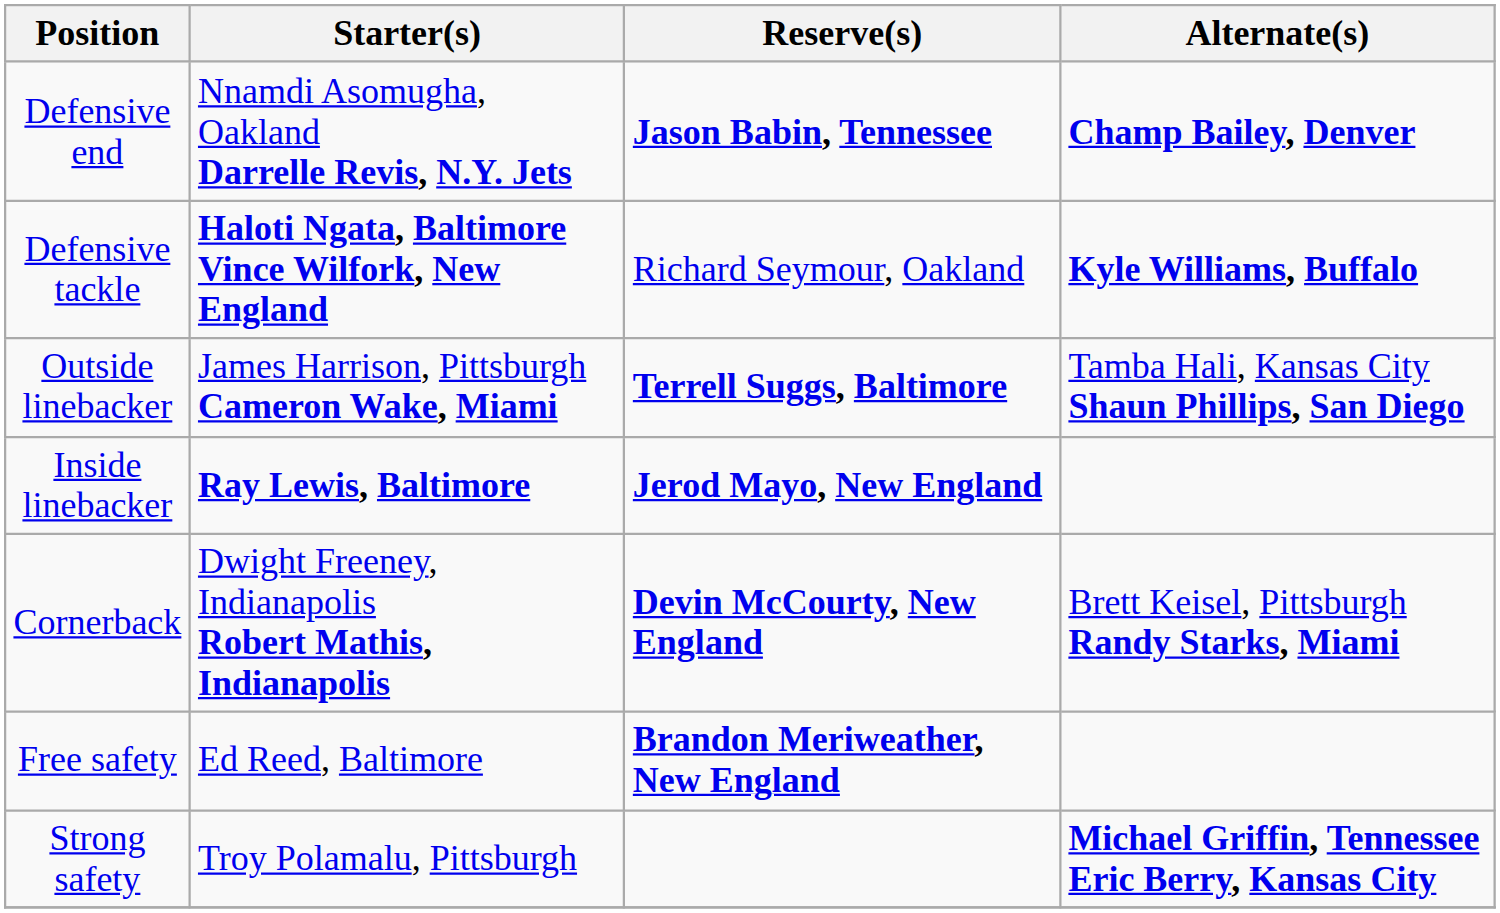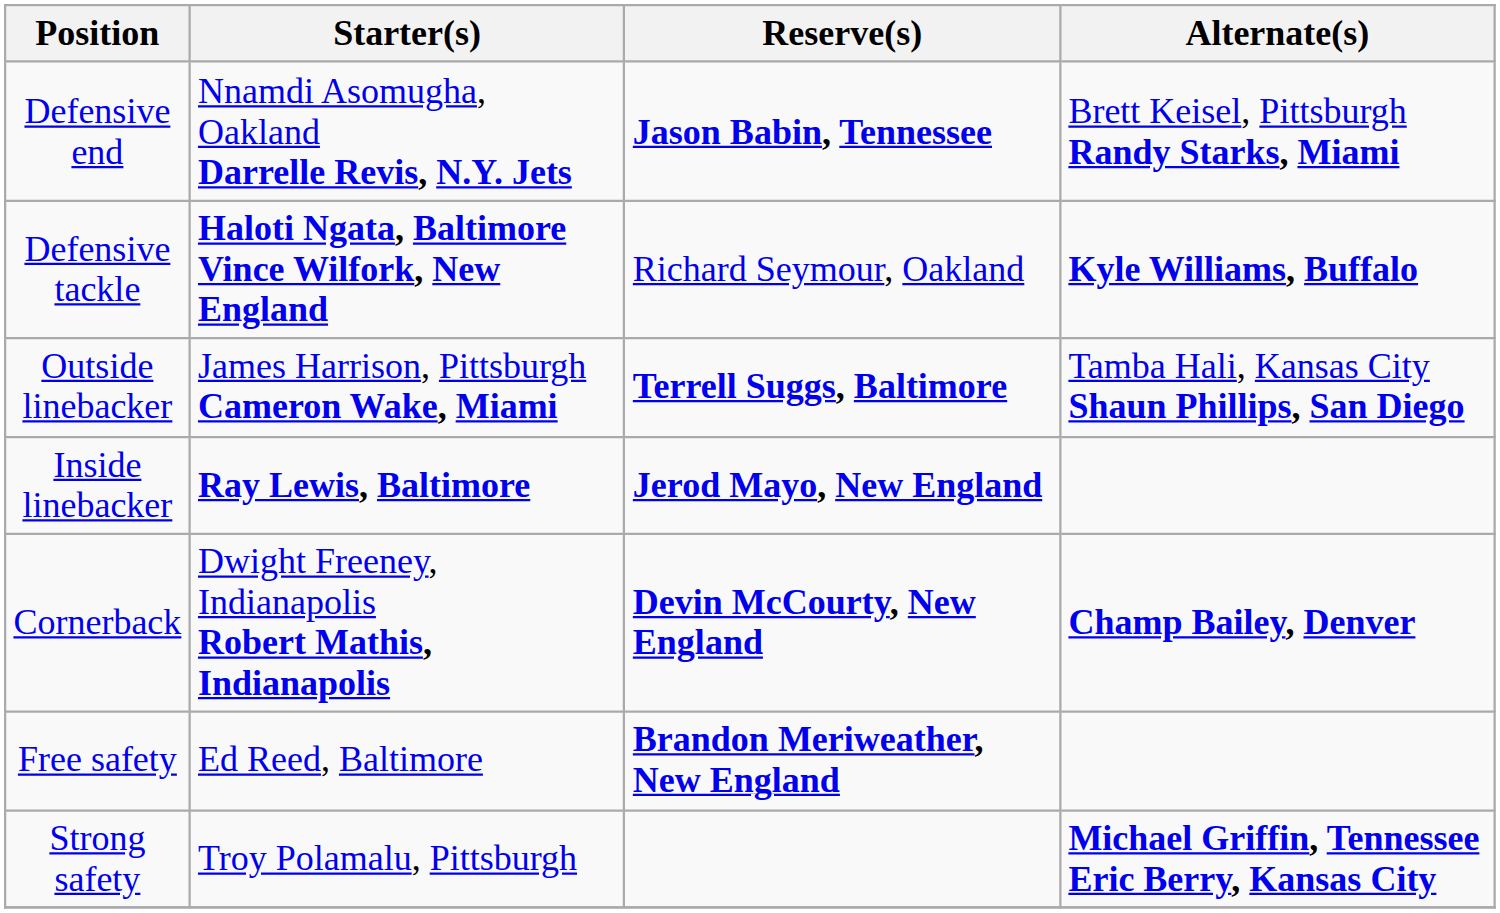(1242, 130) Champ Bailey, Denver -> (1238, 130) Brett Keisel, Pittsburgh Randy Starks, Miami
(1238, 622) Brett Keisel, Pittsburgh Randy Starks, Miami -> (1242, 622) Champ Bailey, Denver
